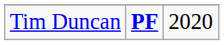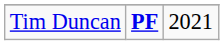(191, 22) 2020 -> (191, 22) 2021
